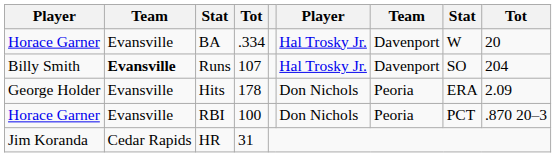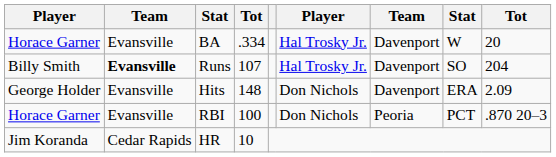(250, 90) 178 -> (250, 90) 148
(394, 90) Peoria -> (407, 90) Davenport
(246, 139) 31 -> (246, 139) 10
